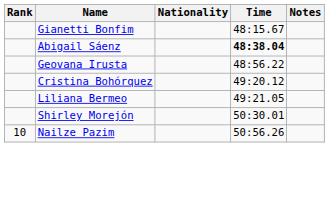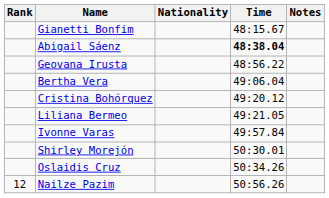+ row: (73, 82)
+ row: (76, 133)
+ row: (79, 168)
(20, 133) 10 -> (20, 185) 12
